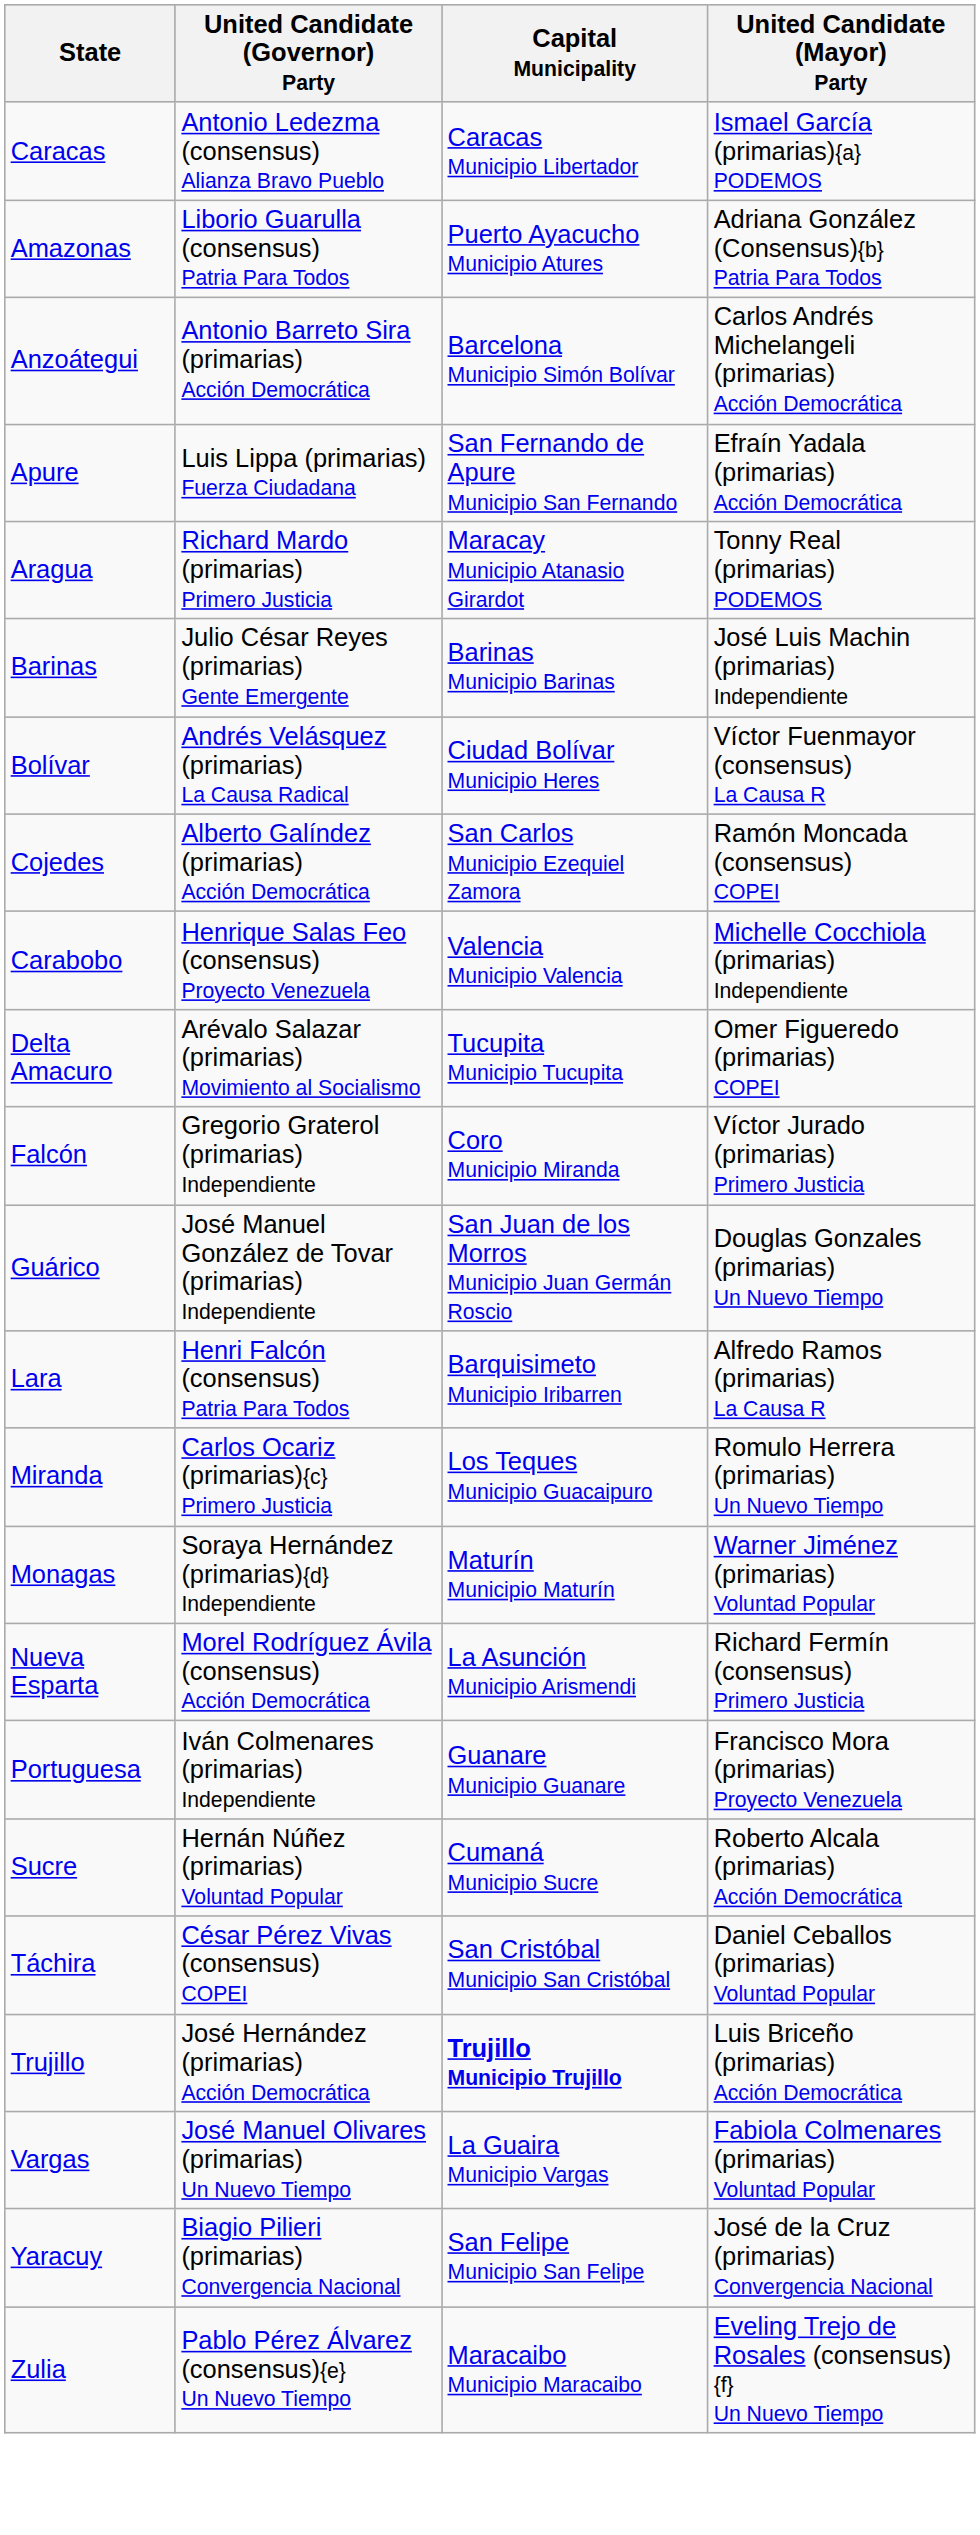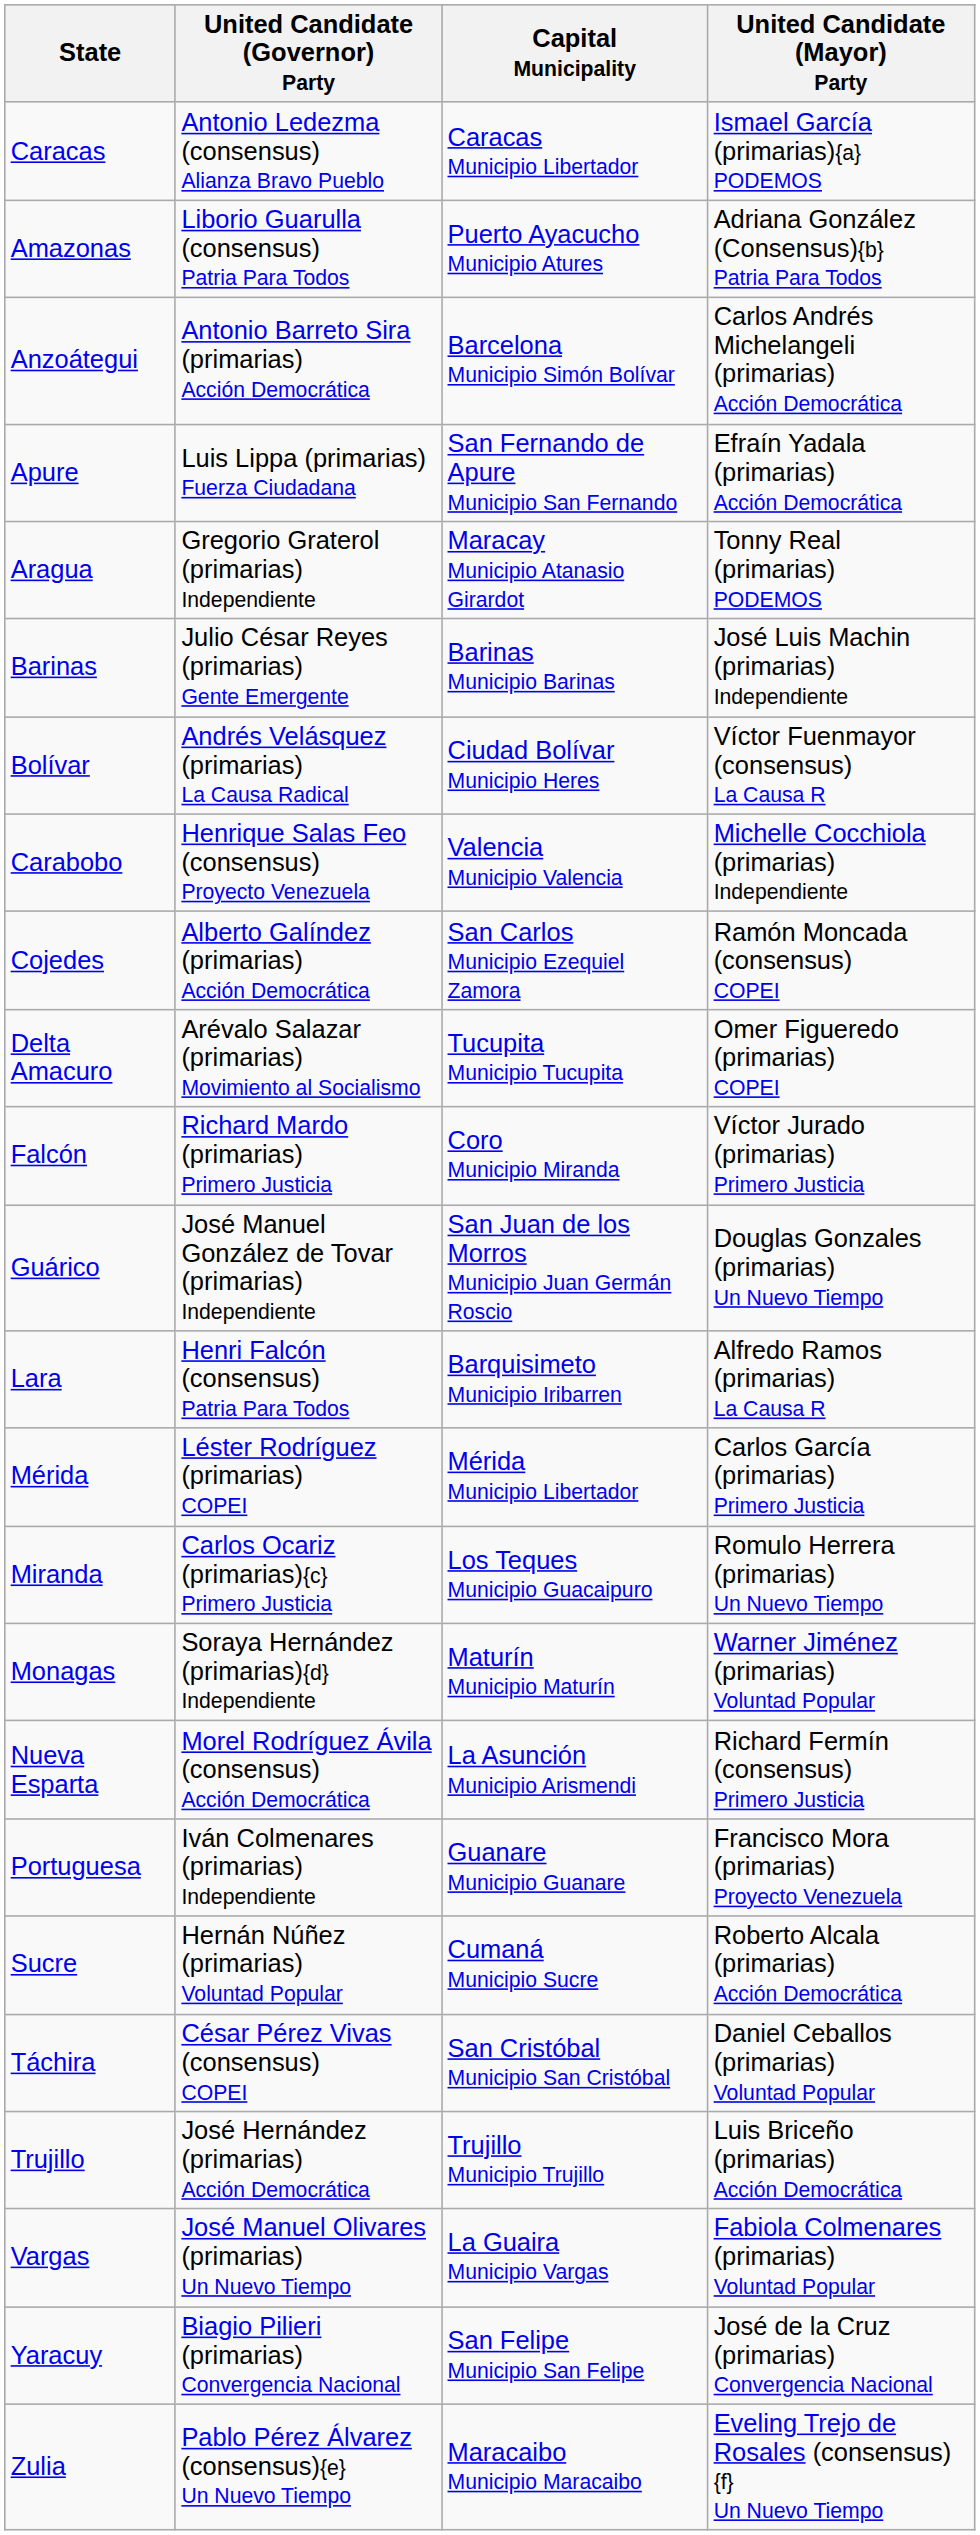(265, 569) Richard Mardo (primarias) Primero Justicia -> (280, 569) Gregorio Graterol (primarias) Independiente
rows swapped: (67, 960) <-> (57, 862)
(280, 1155) Gregorio Graterol (primarias) Independiente -> (265, 1155) Richard Mardo (primarias) Primero Justicia
+ row: (50, 1476)
(535, 2062) bold -> (526, 2159) normal
